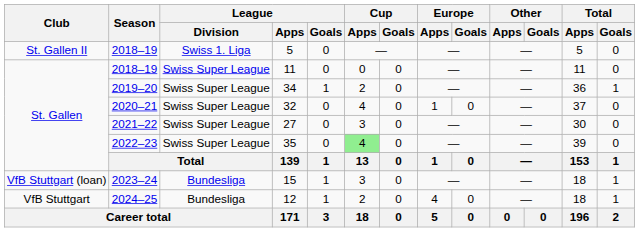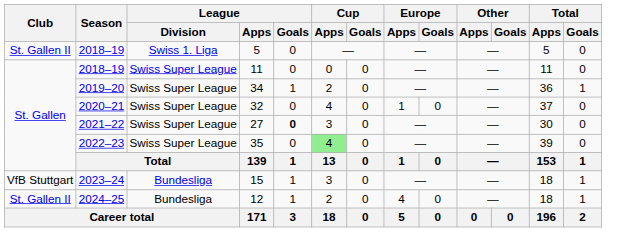(326, 124) normal -> (293, 124) bold
(57, 180) VfB Stuttgart (loan) -> (40, 180) VfB Stuttgart
(57, 198) VfB Stuttgart -> (40, 198) St. Gallen II
